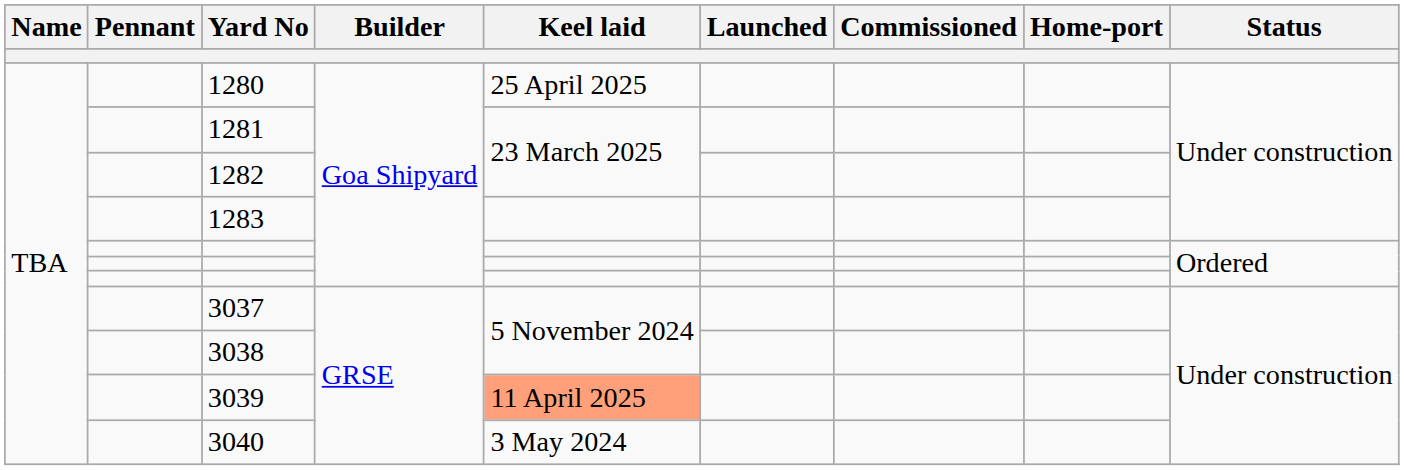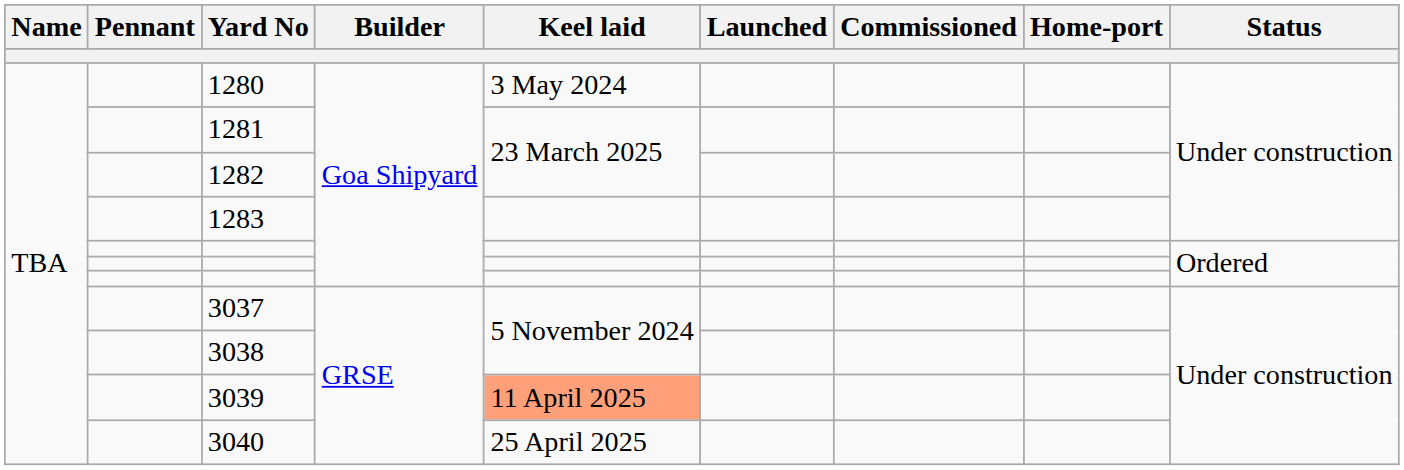(569, 84) 25 April 2025 -> (558, 84) 3 May 2024
(558, 441) 3 May 2024 -> (569, 441) 25 April 2025
